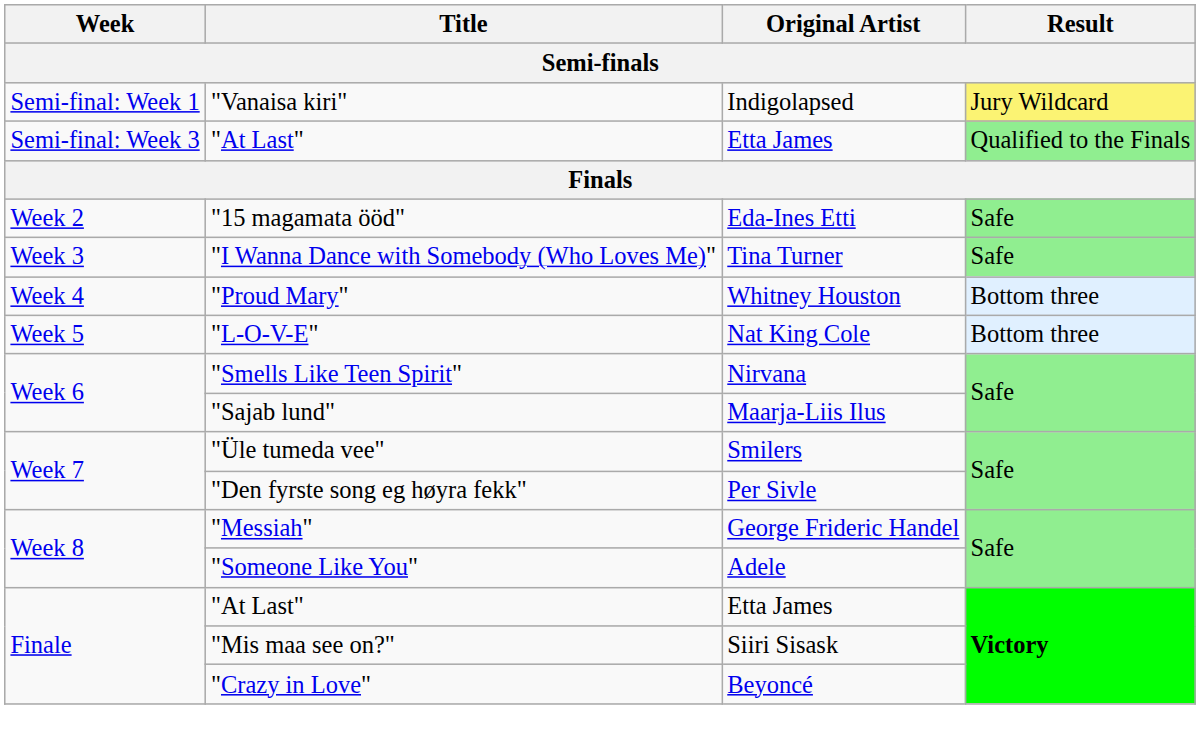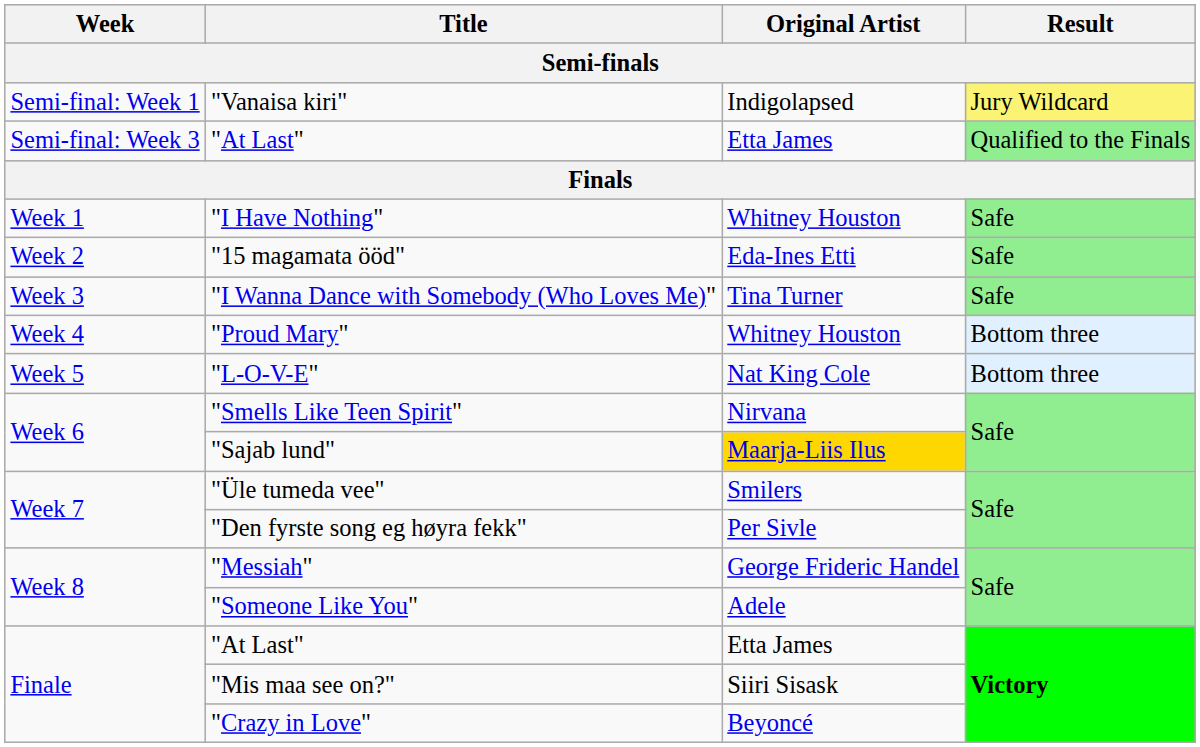+ row: (47, 218)
(806, 412) no background -> (806, 450) gold background
